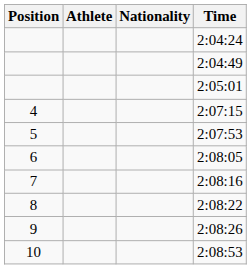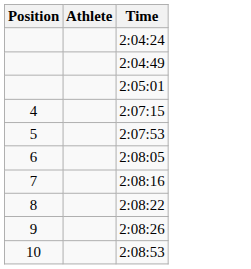- column: (155, 16)
